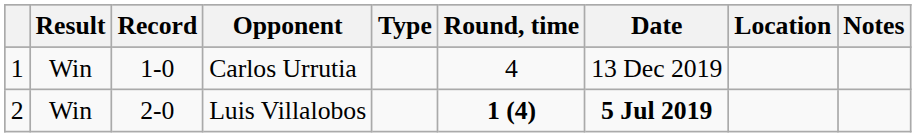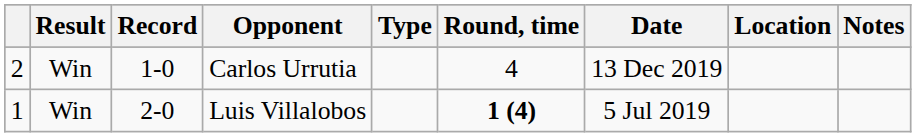(17, 68) 1 -> (17, 68) 2
(17, 110) 2 -> (17, 110) 1
(657, 110) bold -> (657, 110) normal
